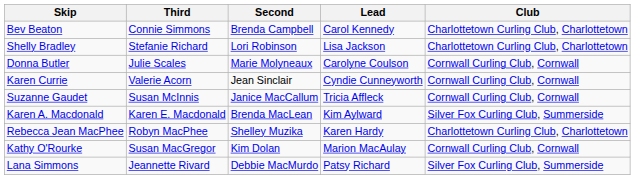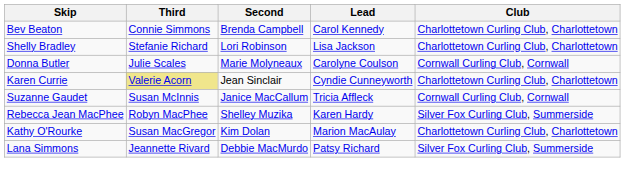(160, 81) no background -> (160, 81) khaki background
(503, 81) Cornwall Curling Club, Cornwall -> (518, 81) Charlottetown Curling Club, Charlottetown
- row: (55, 115)
(528, 132) Charlottetown Curling Club, Charlottetown -> (505, 115) Silver Fox Curling Club, Summerside
(503, 149) Cornwall Curling Club, Cornwall -> (518, 132) Charlottetown Curling Club, Charlottetown
